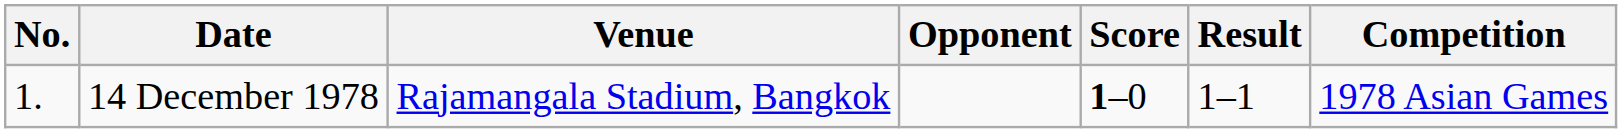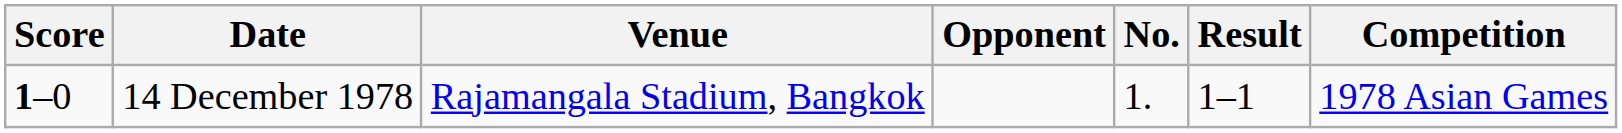columns swapped: (42, 34) <-> (1135, 34)
